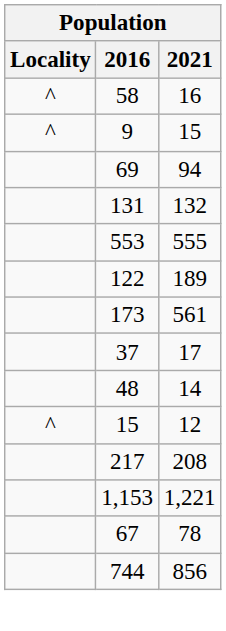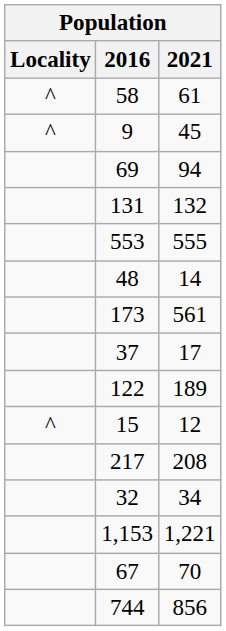(190, 95) 16 -> (190, 95) 61
(190, 132) 15 -> (190, 132) 45
rows swapped: (127, 278) <-> (127, 388)
+ row: (127, 497)
(190, 534) 78 -> (190, 570) 70
